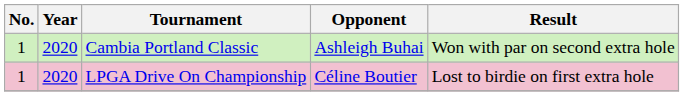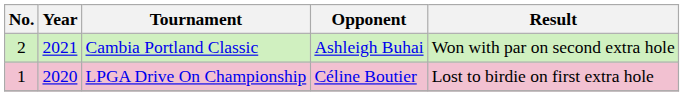(21, 47) 1 -> (21, 47) 2
(60, 47) 2020 -> (60, 47) 2021
